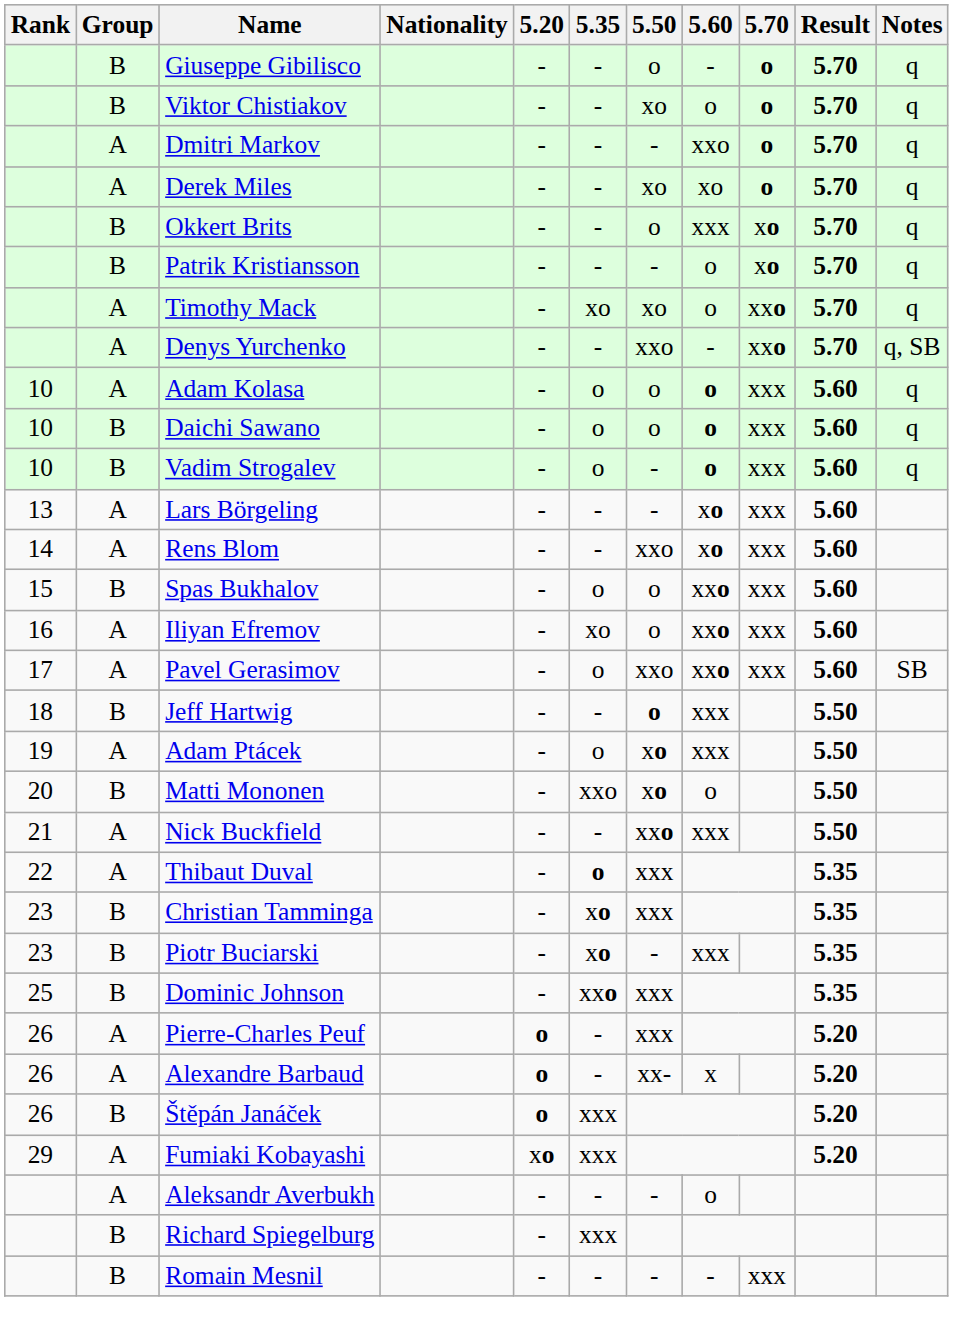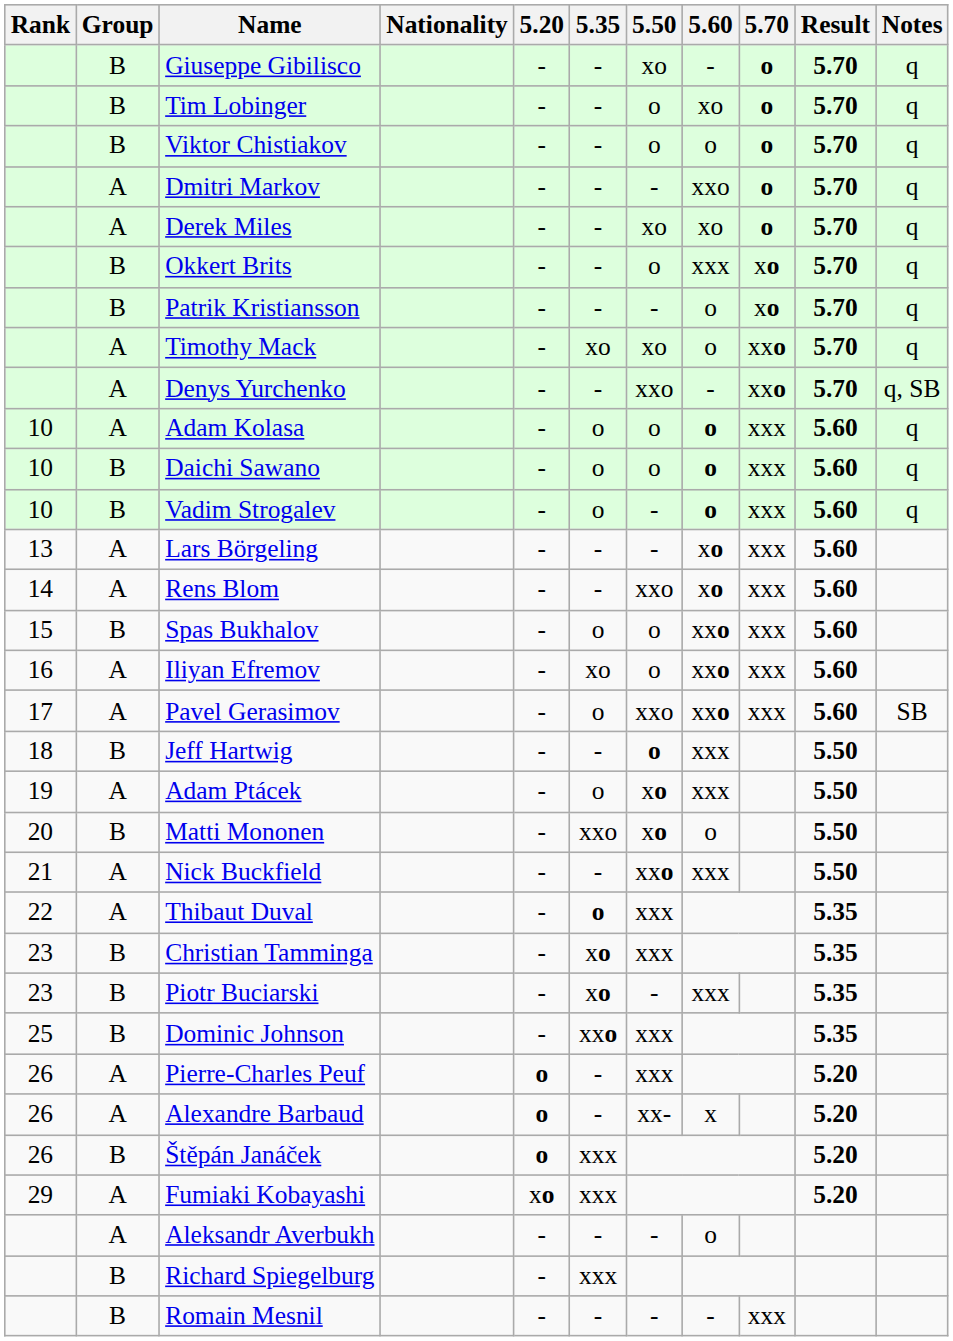(654, 65) o -> (654, 65) xo
+ row: (236, 105)
(654, 105) xo -> (654, 145) o
